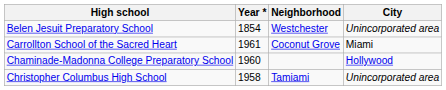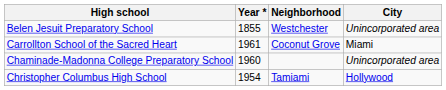(249, 28) 1854 -> (249, 28) 1855
(369, 61) Hollywood -> (392, 61) Unincorporated area
(249, 77) 1958 -> (249, 77) 1954
(392, 77) Unincorporated area -> (369, 77) Hollywood
